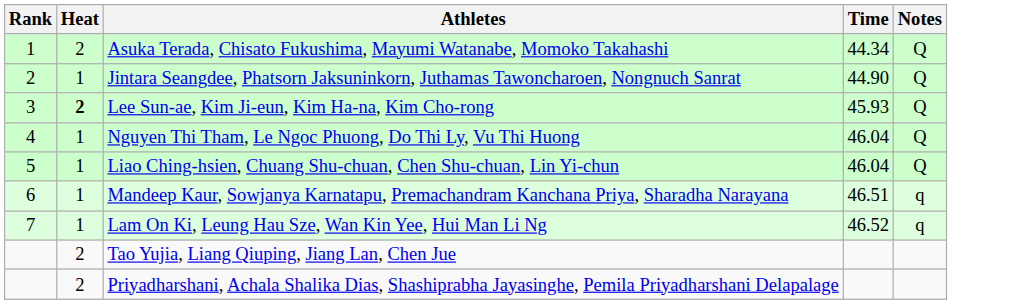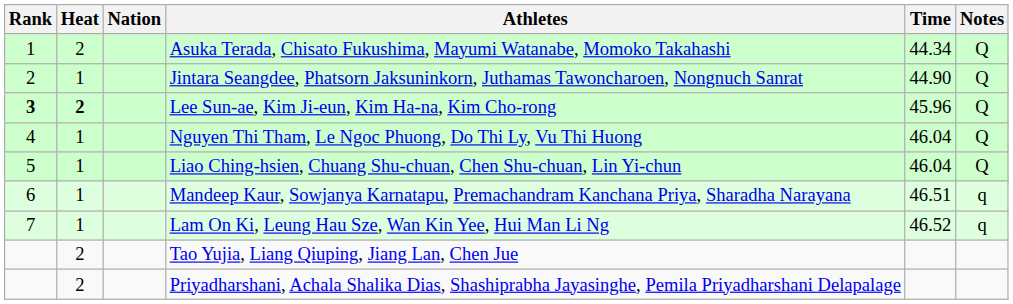+ column: (134, 19)
(31, 107) normal -> (31, 107) bold
(868, 107) 45.93 -> (930, 107) 45.96
